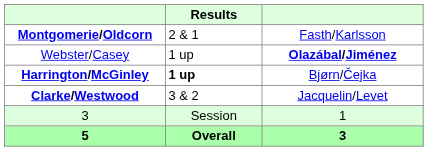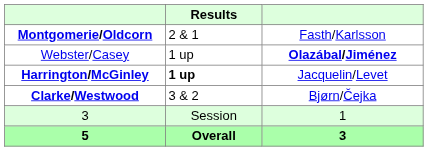(343, 75) Bjørn/Čejka -> (343, 75) Jacquelin/Levet
(343, 95) Jacquelin/Levet -> (343, 95) Bjørn/Čejka
